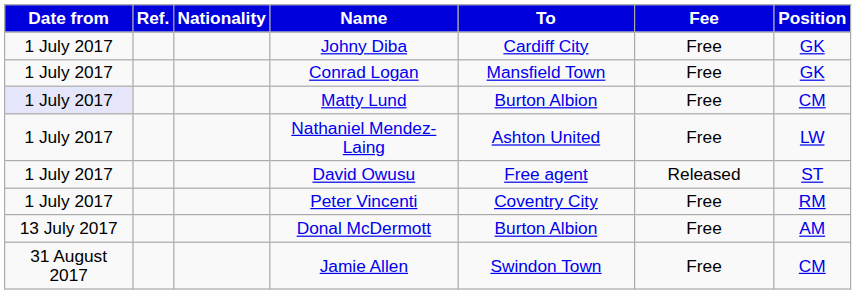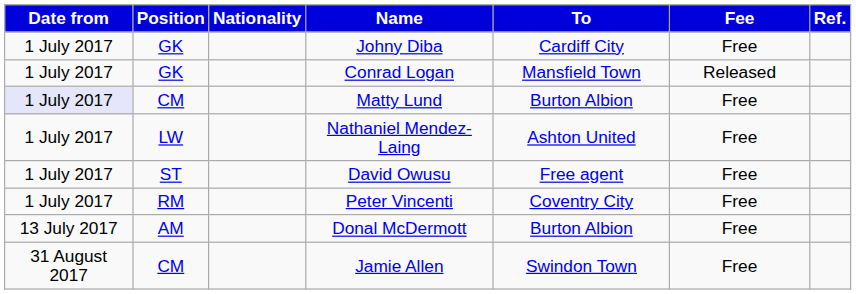columns swapped: (812, 19) <-> (153, 19)
(704, 73) Free -> (740, 73) Released
(704, 174) Released -> (740, 174) Free
